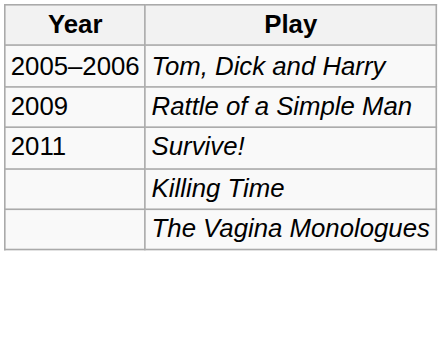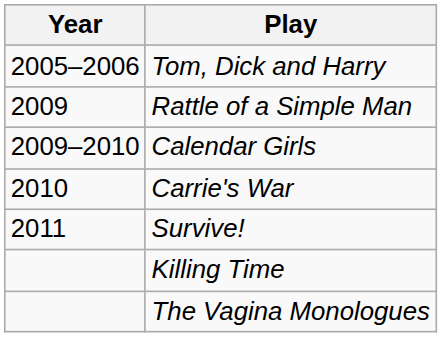+ row: (234, 147)
+ row: (222, 188)
